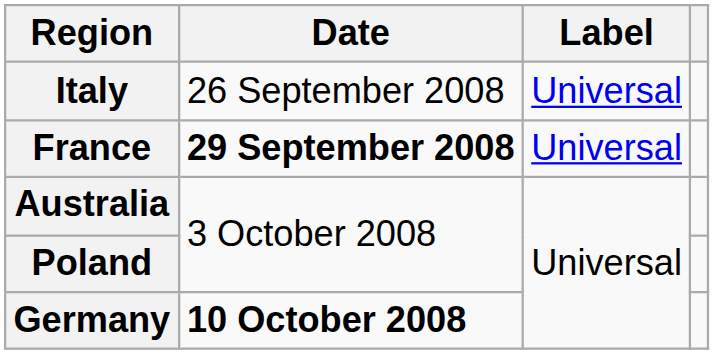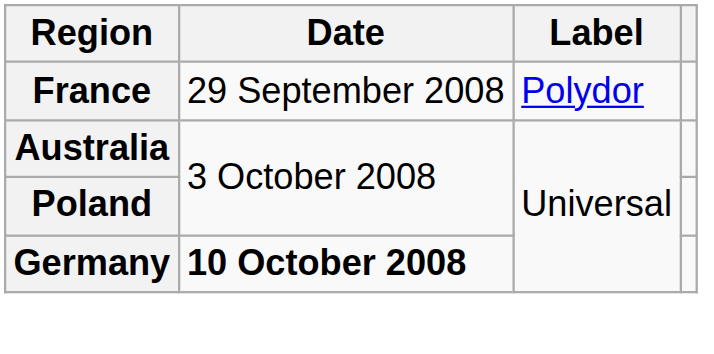- row: (92, 90)
(351, 147) bold -> (346, 90) normal
(607, 147) Universal -> (583, 90) Polydor
